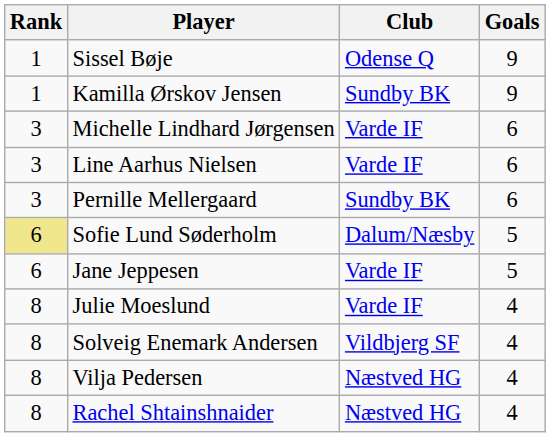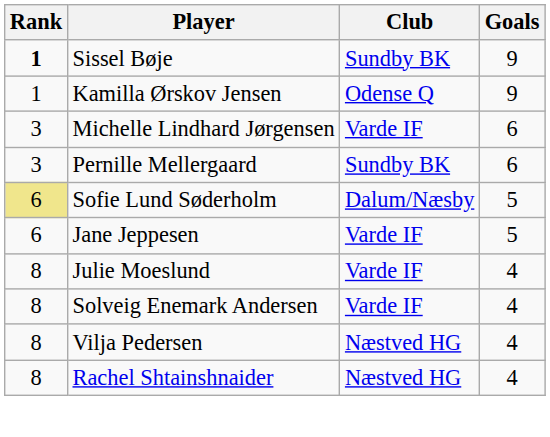(36, 57) normal -> (36, 57) bold
(389, 57) Odense Q -> (398, 57) Sundby BK
(398, 93) Sundby BK -> (389, 93) Odense Q
- row: (165, 164)
(402, 341) Vildbjerg SF -> (384, 306) Varde IF
